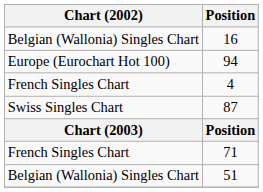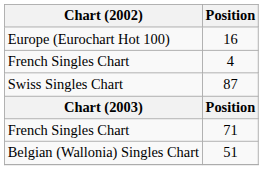(103, 38) Belgian (Wallonia) Singles Chart -> (89, 38) Europe (Eurochart Hot 100)
- row: (230, 61)
